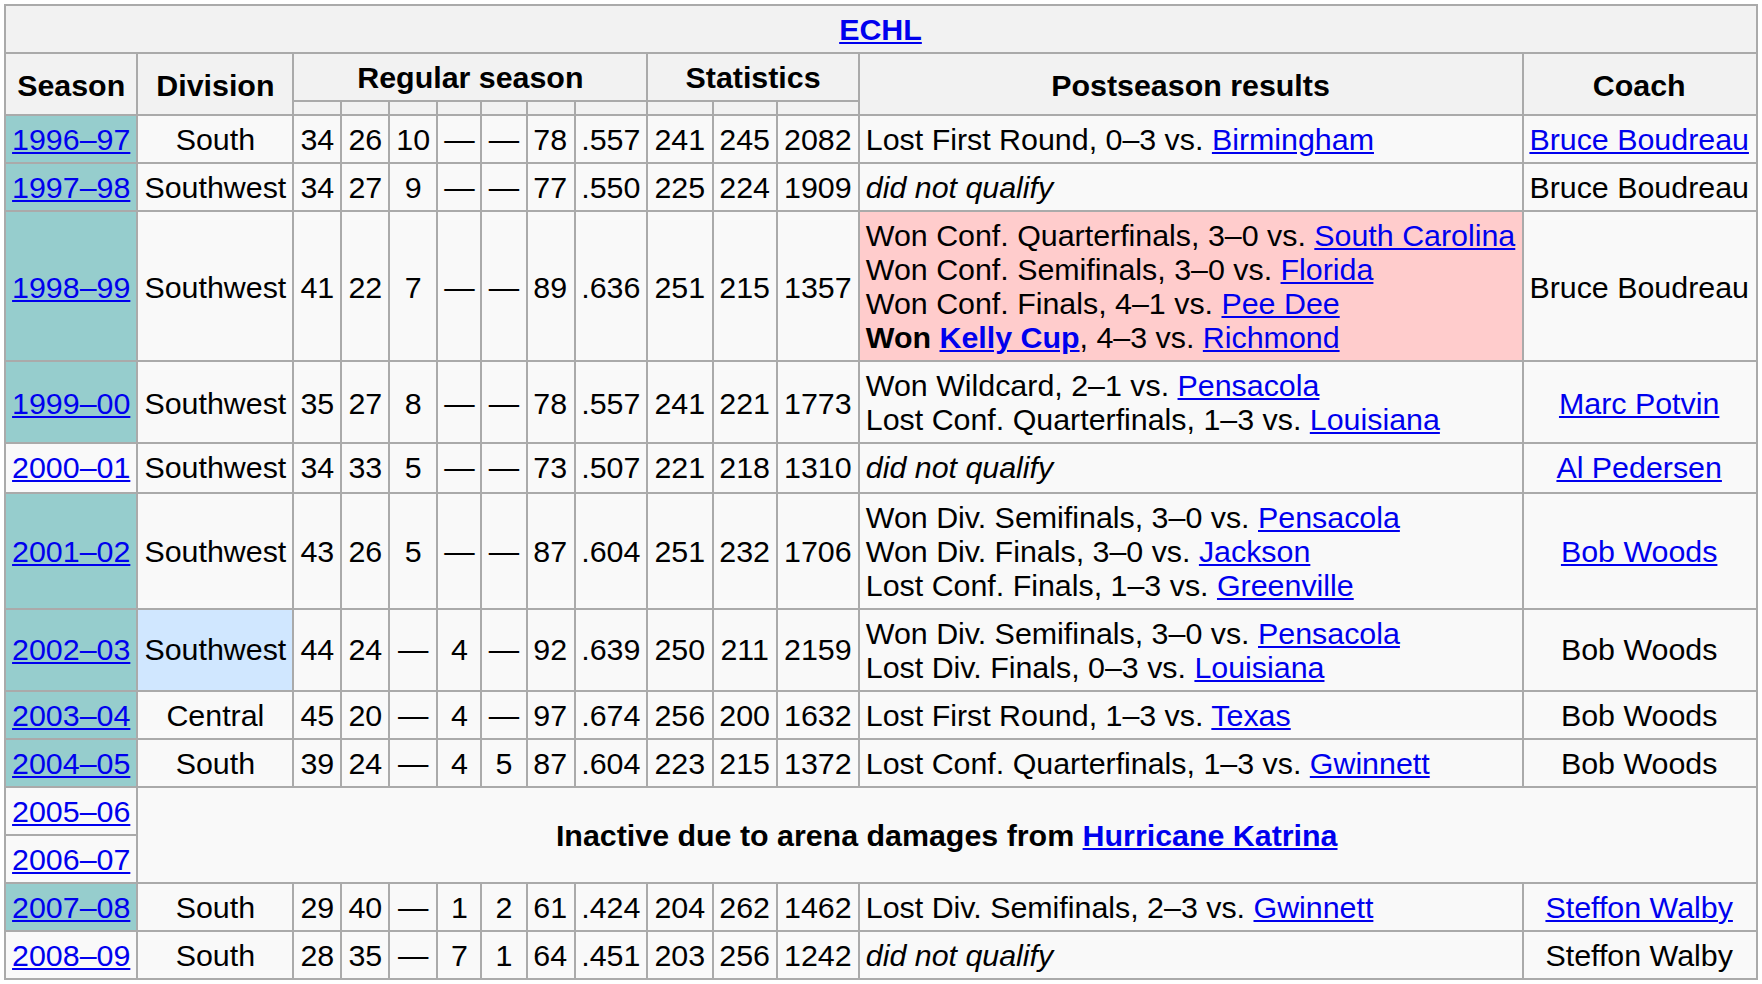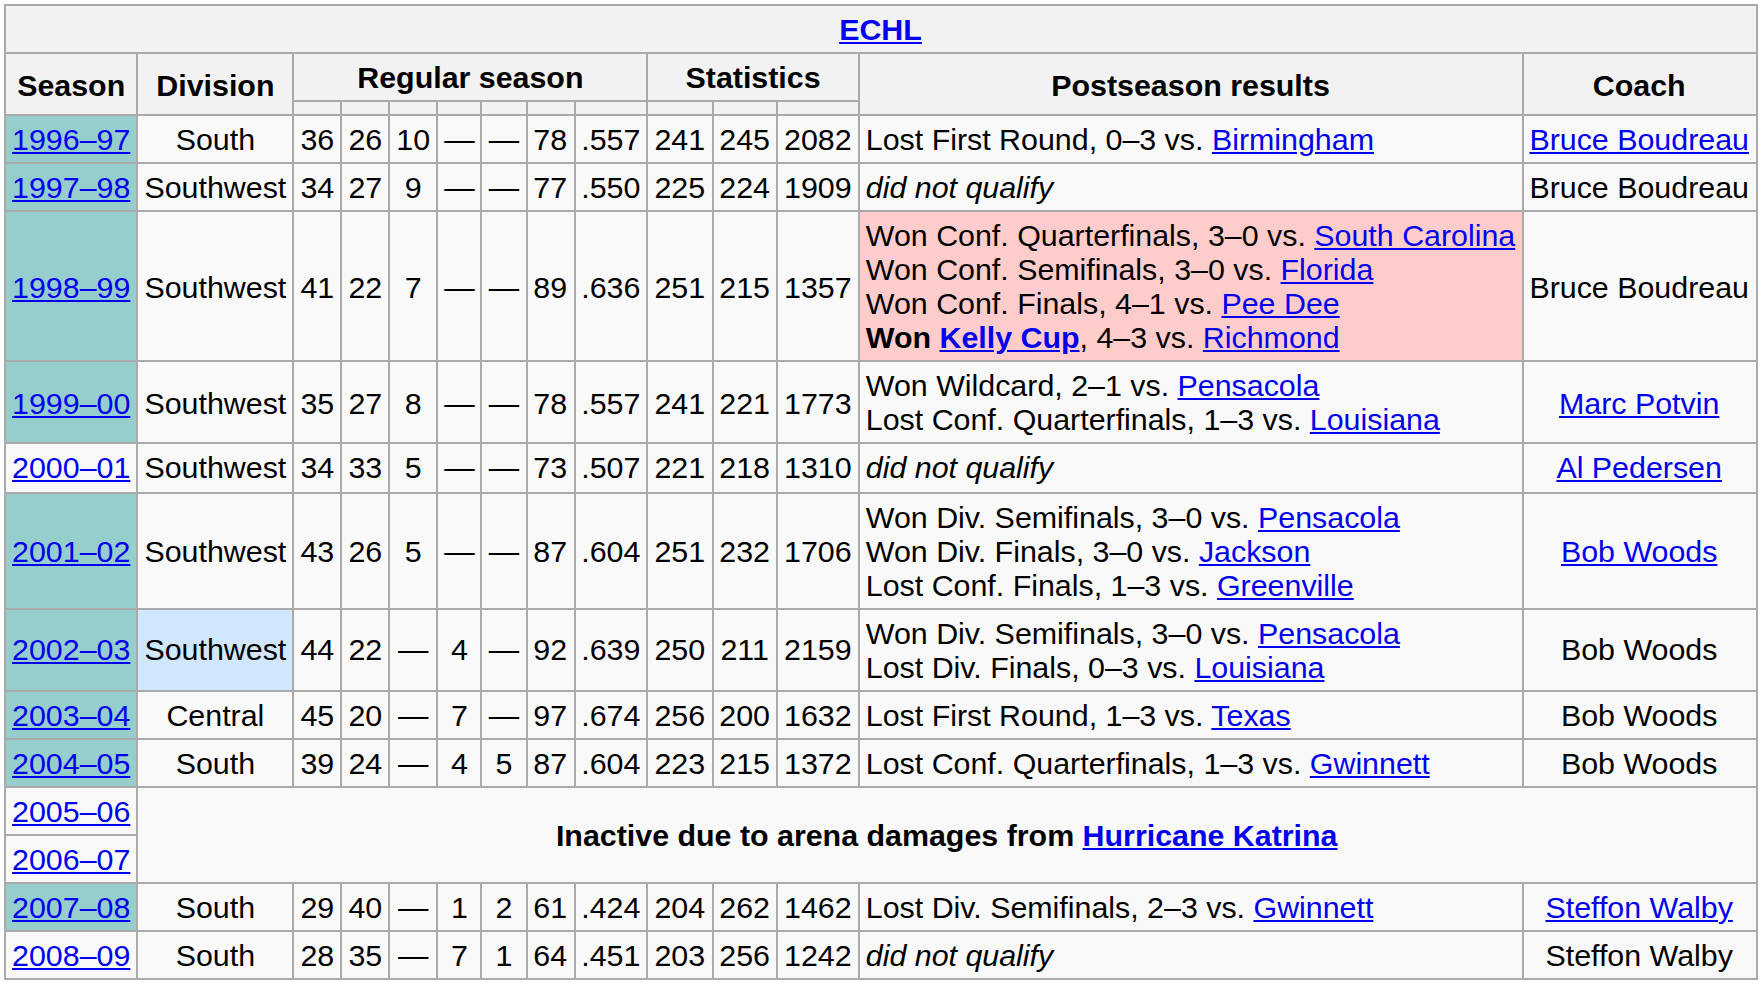(317, 140) 34 -> (317, 140) 36
(365, 649) 24 -> (365, 649) 22
(459, 714) 4 -> (459, 714) 7
